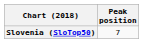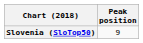(118, 32) 7 -> (118, 32) 9
